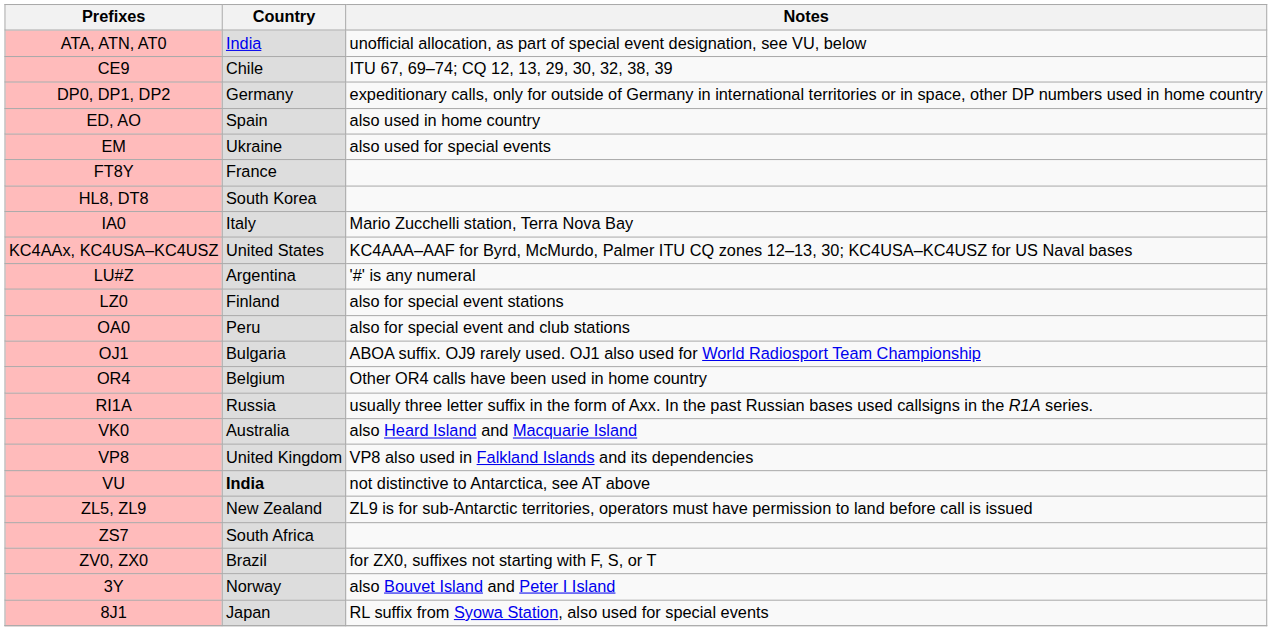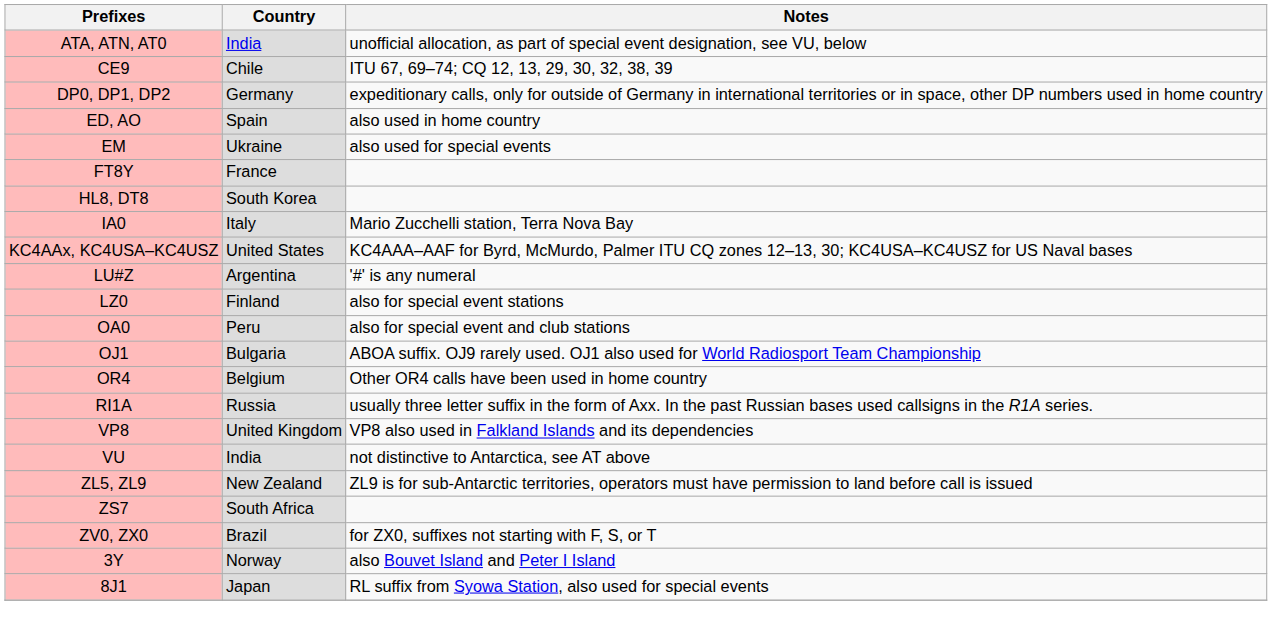- row: (114, 431)
(245, 483) bold -> (244, 457) normal
